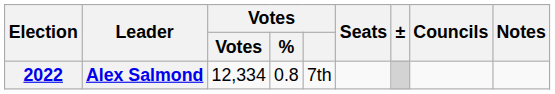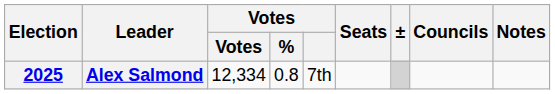(43, 74) 2022 -> (43, 74) 2025
